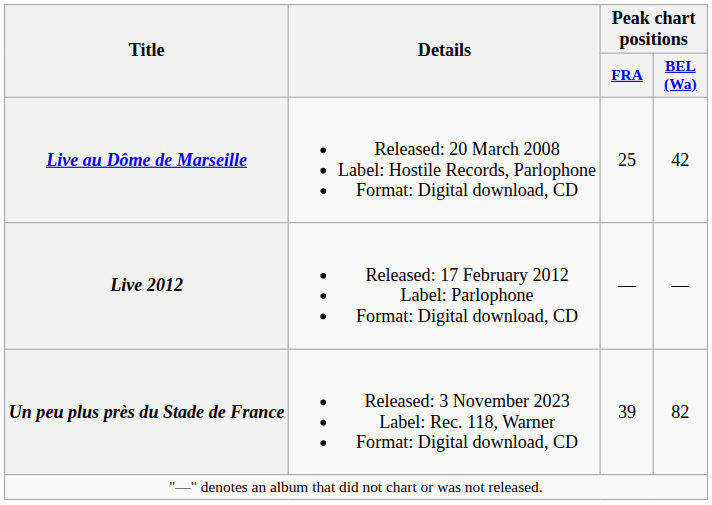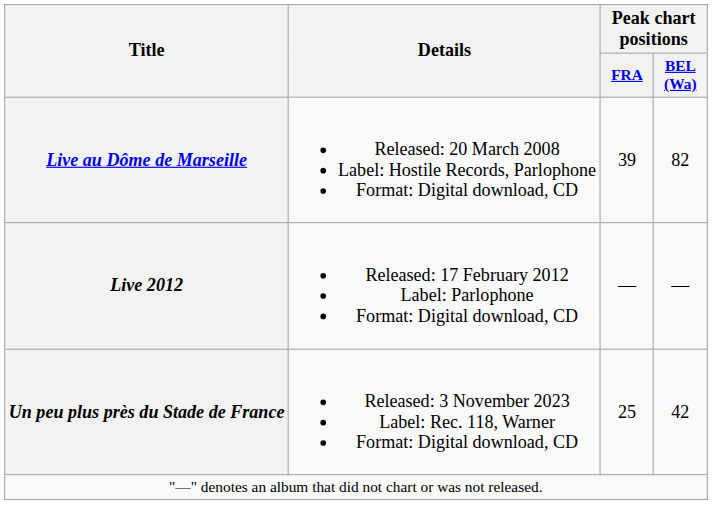(627, 159) 25 -> (627, 159) 39
(680, 159) 42 -> (680, 159) 82
(627, 411) 39 -> (627, 411) 25
(680, 411) 82 -> (680, 411) 42
